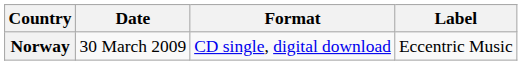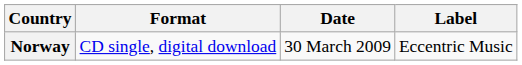columns swapped: (133, 18) <-> (293, 18)
